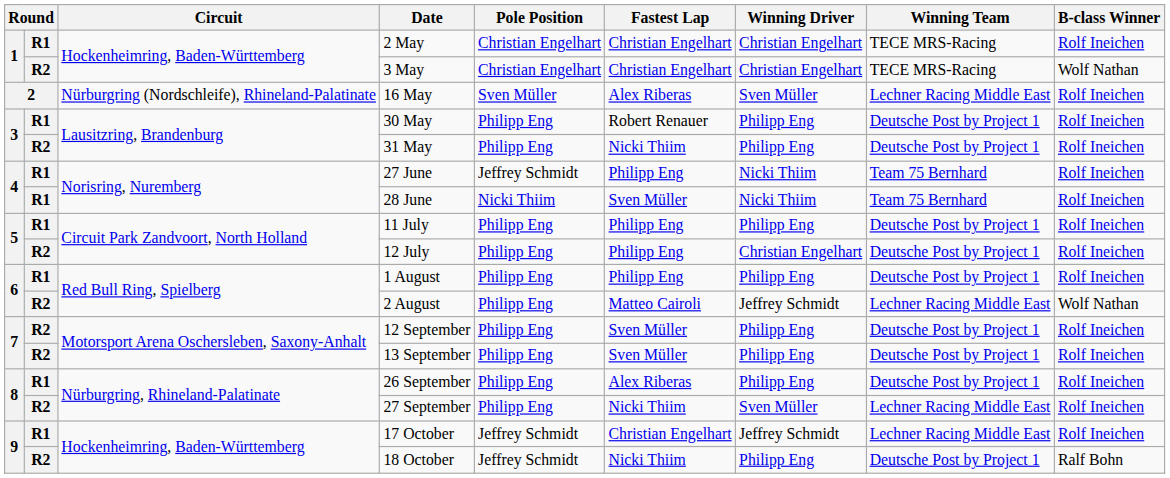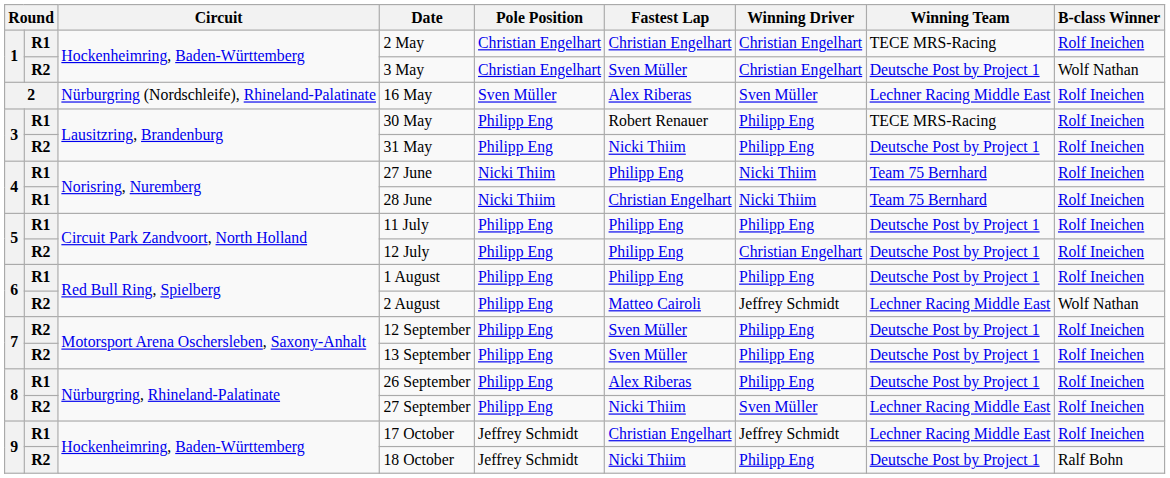(670, 69) Christian Engelhart -> (648, 69) Sven Müller
(933, 69) TECE MRS-Racing -> (955, 69) Deutsche Post by Project 1
(955, 121) Deutsche Post by Project 1 -> (933, 121) TECE MRS-Racing
(528, 173) Jeffrey Schmidt -> (517, 173) Nicki Thiim
(648, 199) Sven Müller -> (670, 199) Christian Engelhart
